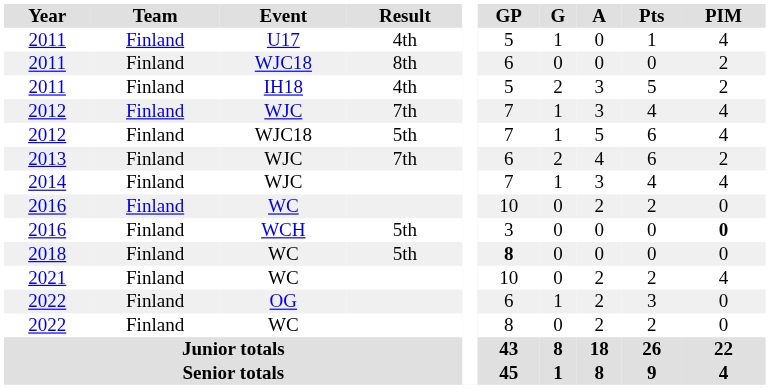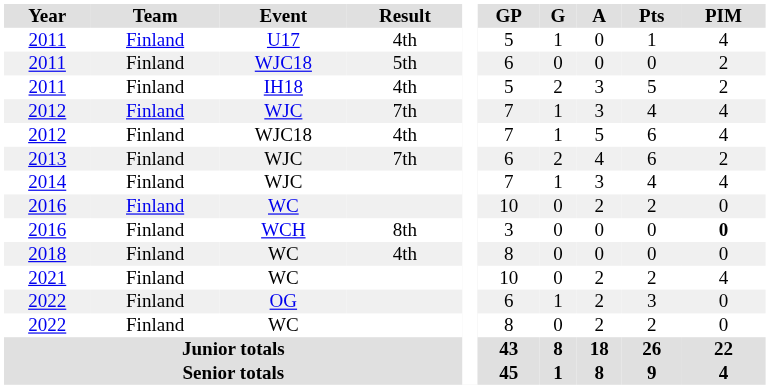(405, 63) 8th -> (405, 63) 5th
(405, 134) 5th -> (405, 134) 4th
(405, 230) 5th -> (405, 230) 8th
(405, 253) 5th -> (405, 253) 4th
(509, 253) bold -> (509, 253) normal
